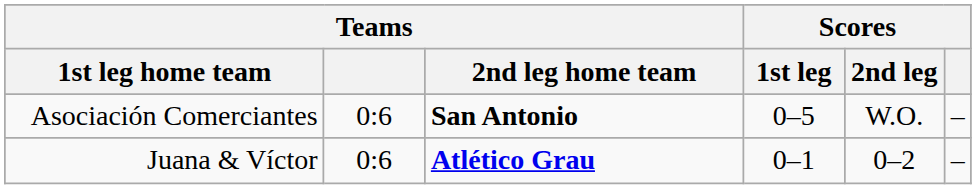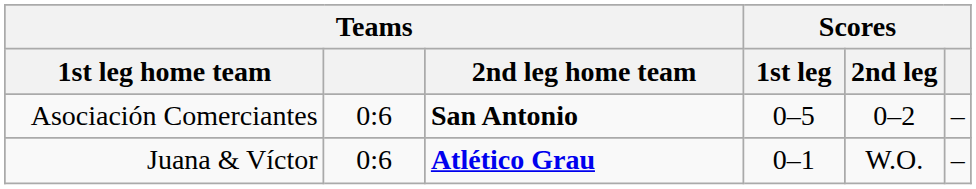(894, 115) W.O. -> (894, 115) 0–2
(894, 159) 0–2 -> (894, 159) W.O.
